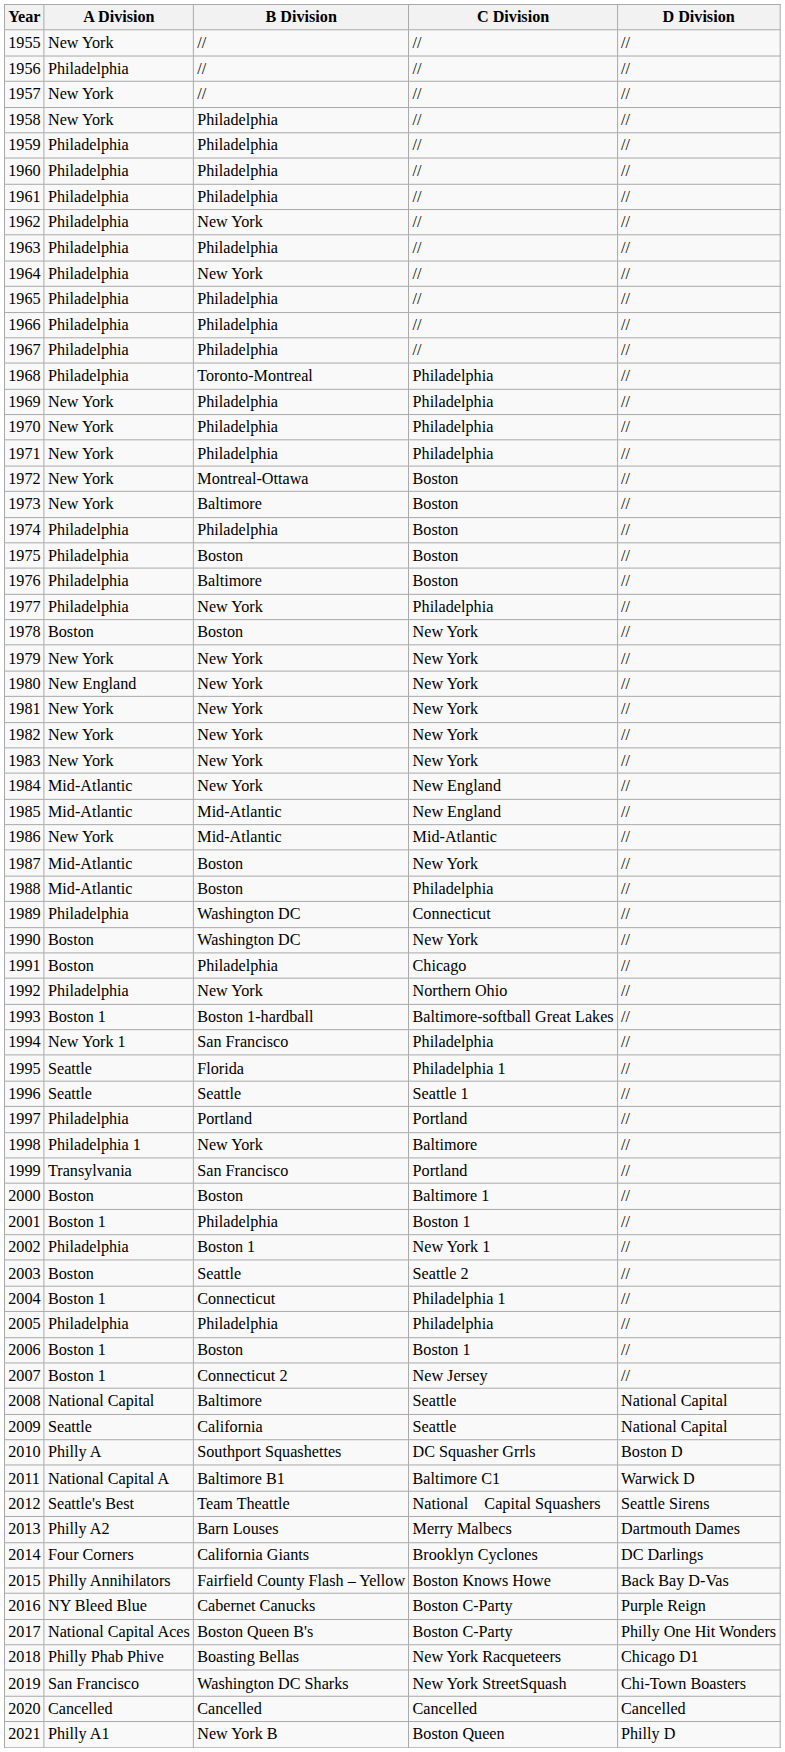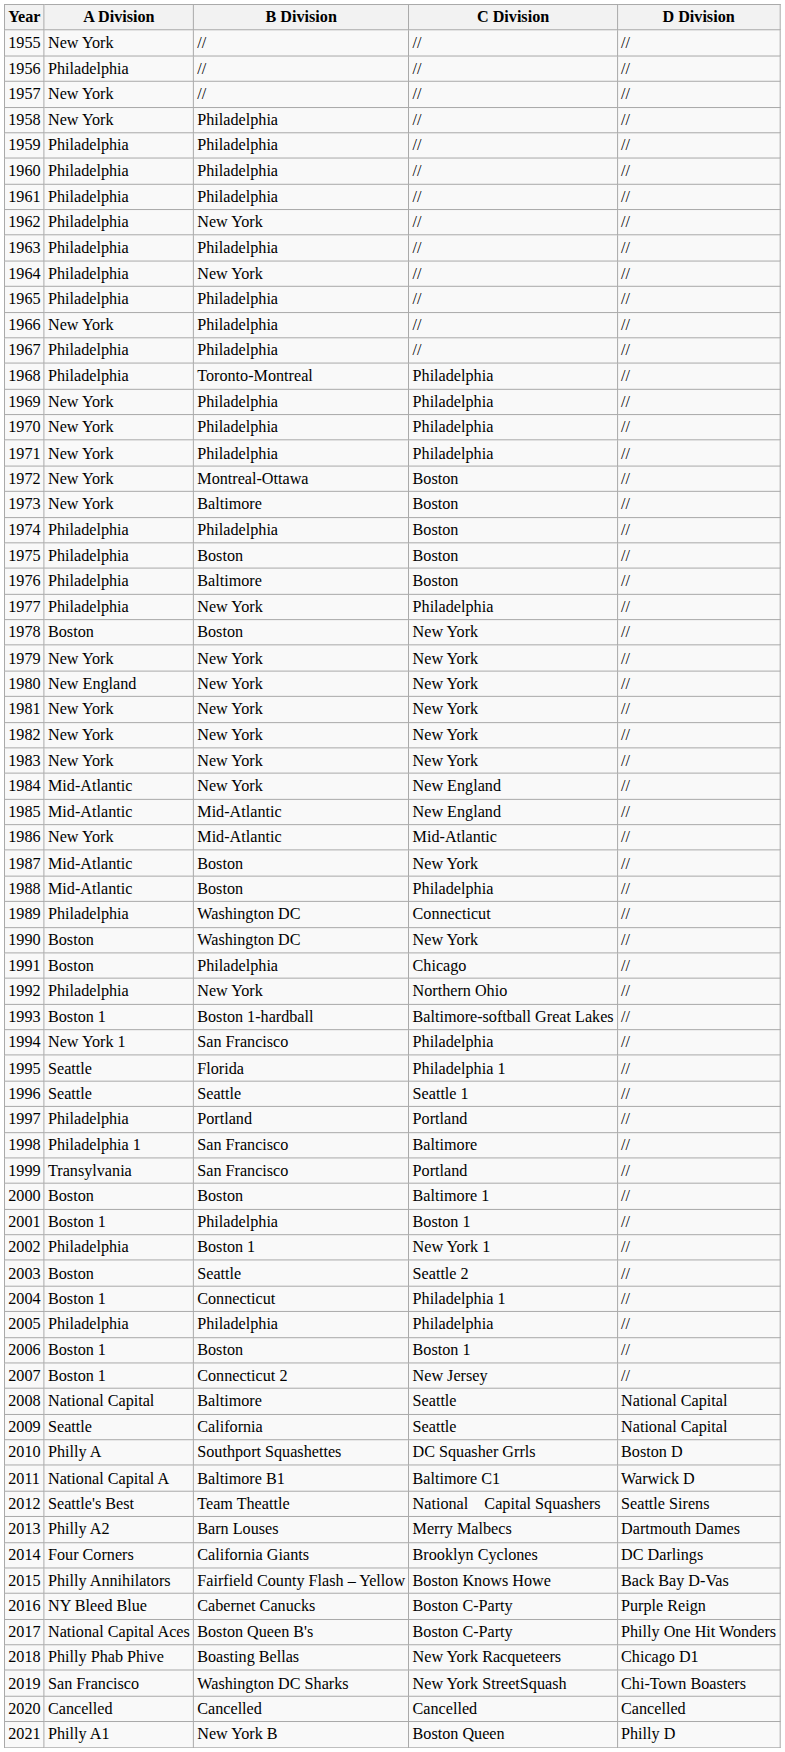(88, 324) Philadelphia -> (81, 324) New York
(230, 1144) New York -> (243, 1144) San Francisco
